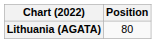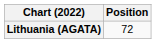(127, 30) 80 -> (127, 30) 72
